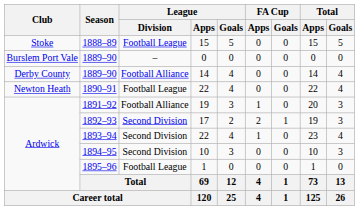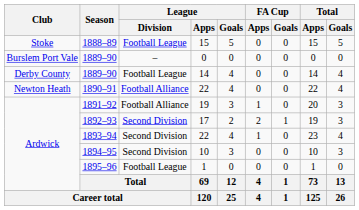(155, 74) Football Alliance -> (155, 74) Football League
(155, 89) Football League -> (155, 89) Football Alliance
